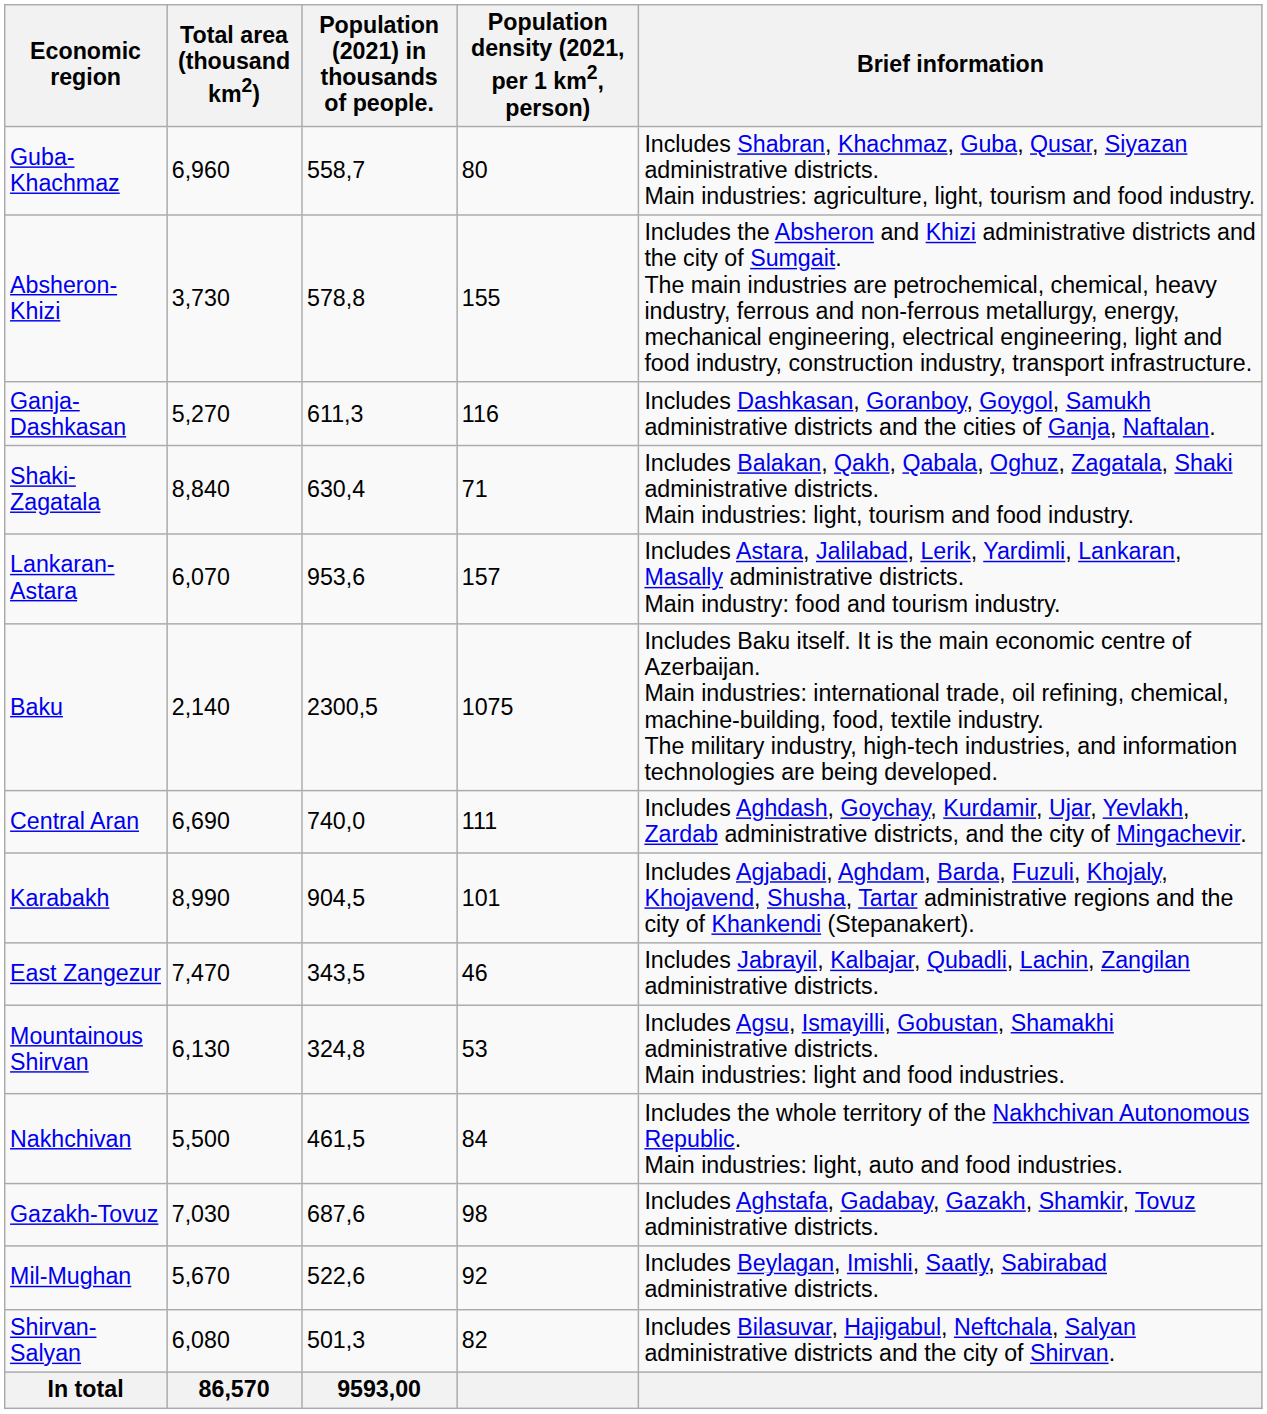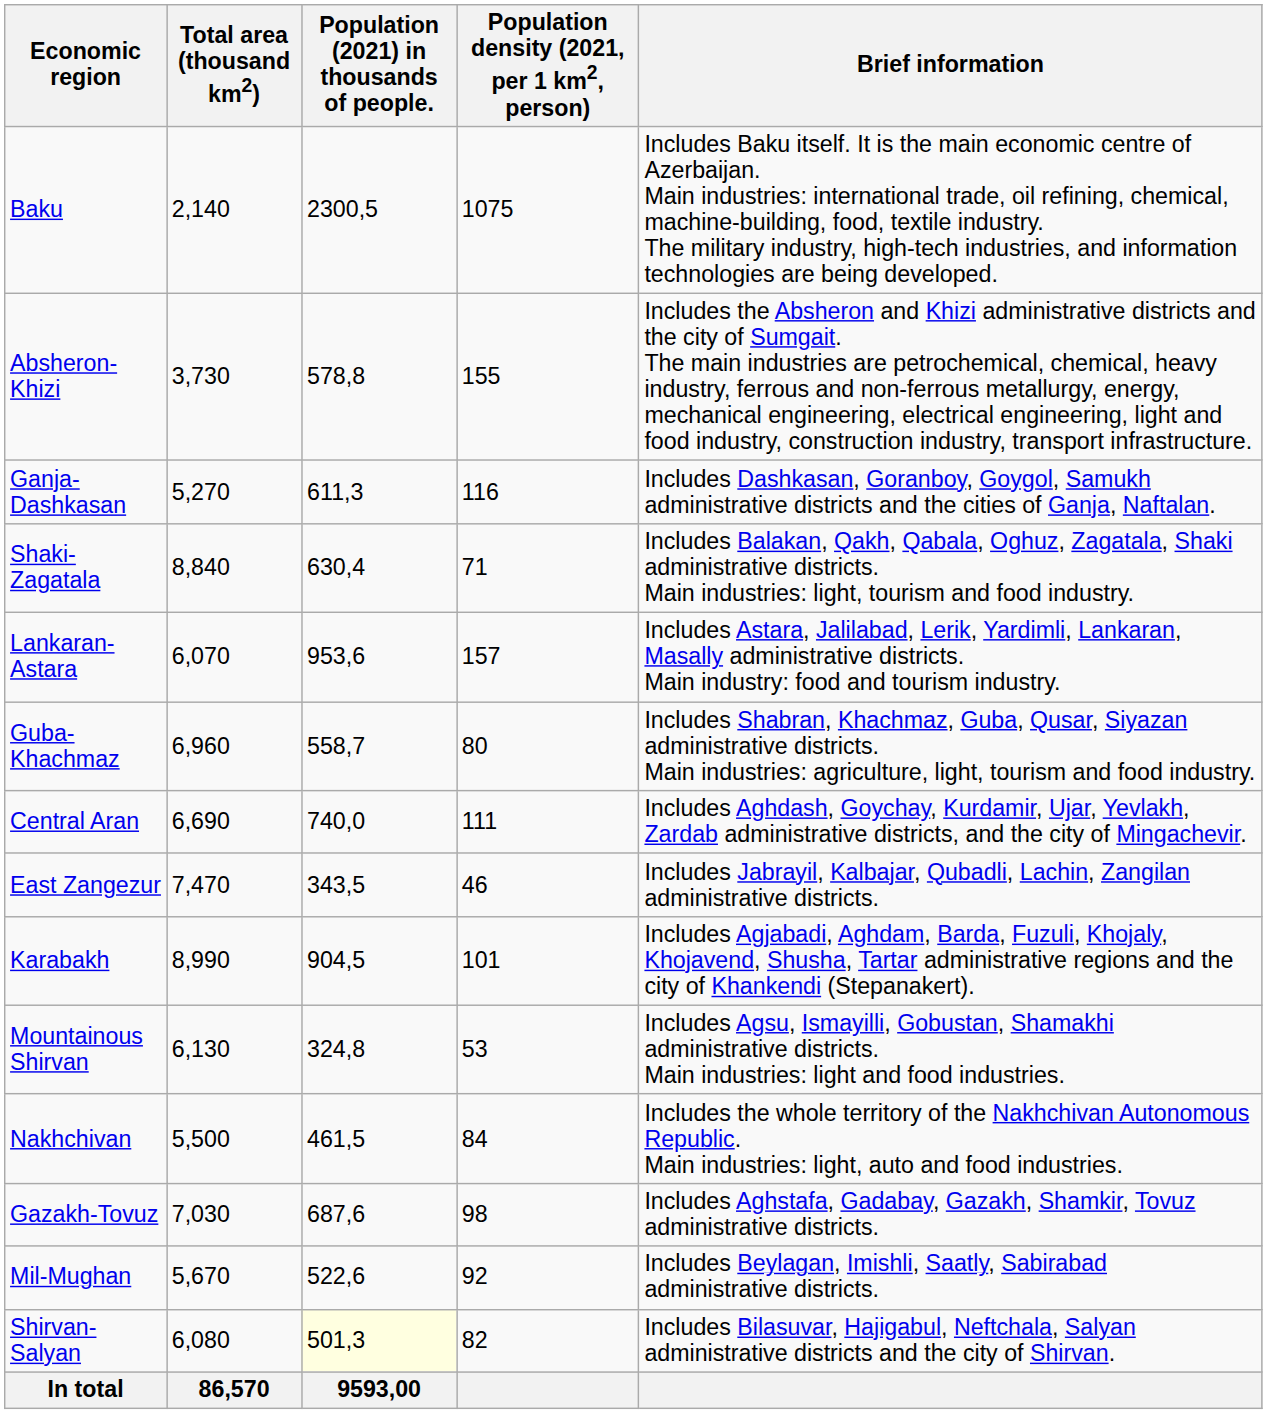rows swapped: (37, 706) <-> (65, 170)
rows swapped: (60, 897) <-> (86, 973)
(336, 1340) no background -> (336, 1340) lightyellow background
